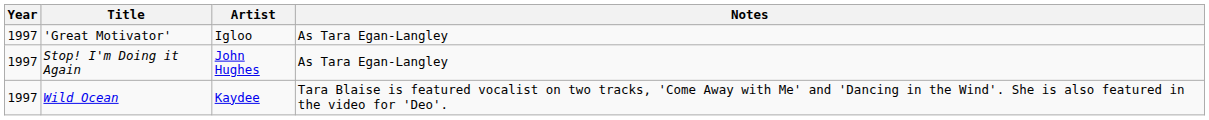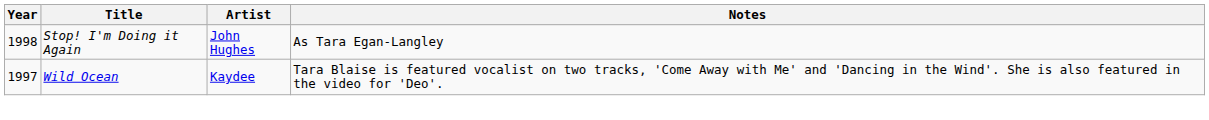- row: (107, 35)
(22, 63) 1997 -> (22, 42) 1998
